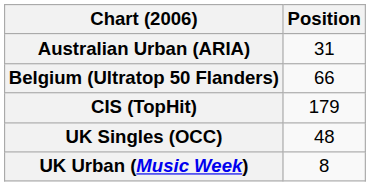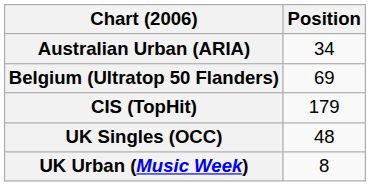(324, 48) 31 -> (324, 48) 34
(324, 78) 66 -> (324, 78) 69
